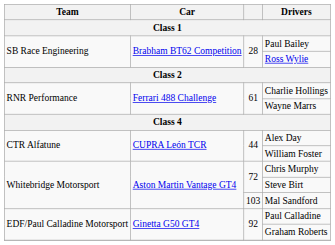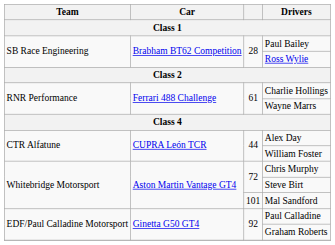(253, 200) 103 -> (253, 200) 101
